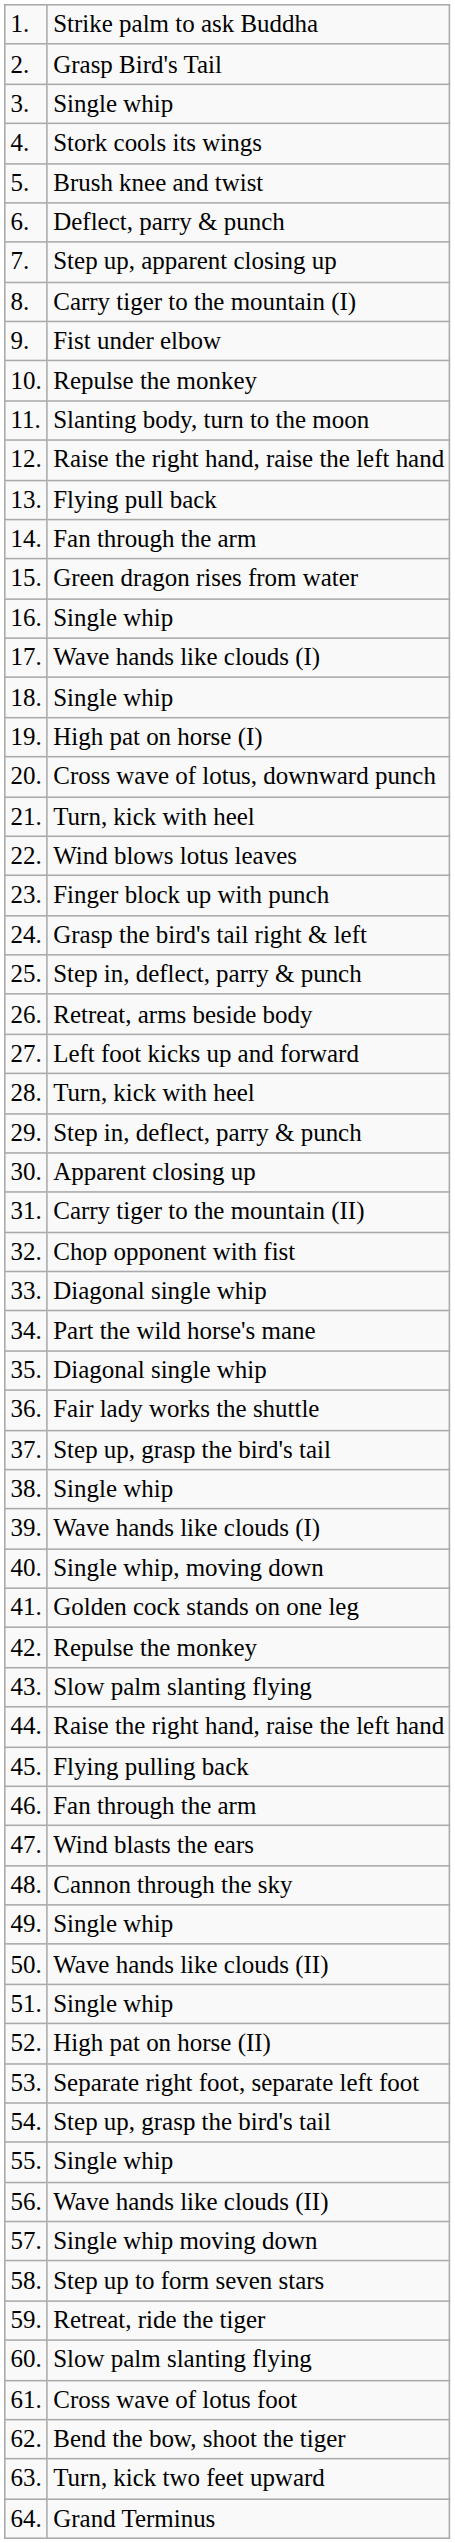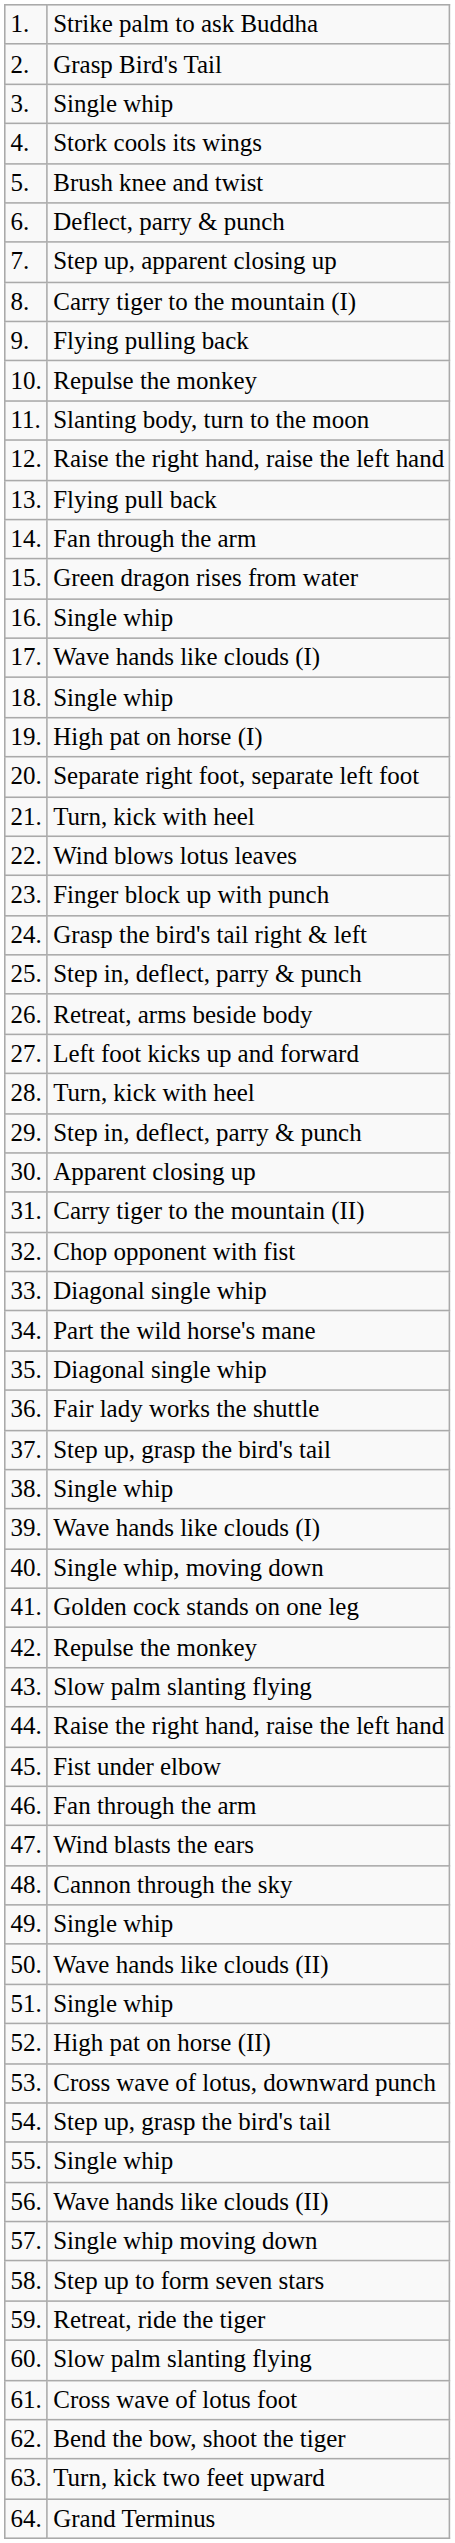(137, 340) Fist under elbow -> (151, 340) Flying pulling back
(245, 776) Cross wave of lotus, downward punch -> (236, 776) Separate right foot, separate left foot
(151, 1766) Flying pulling back -> (137, 1766) Fist under elbow
(236, 2082) Separate right foot, separate left foot -> (245, 2082) Cross wave of lotus, downward punch
